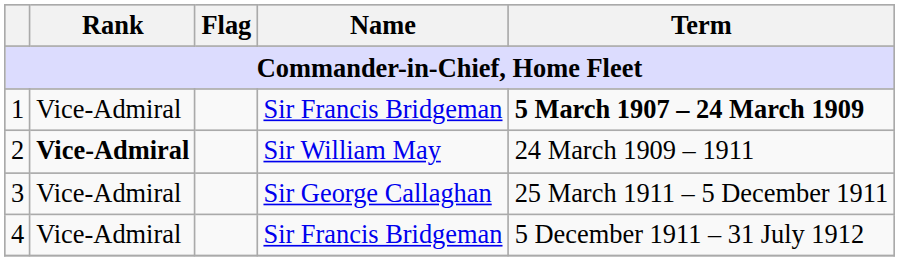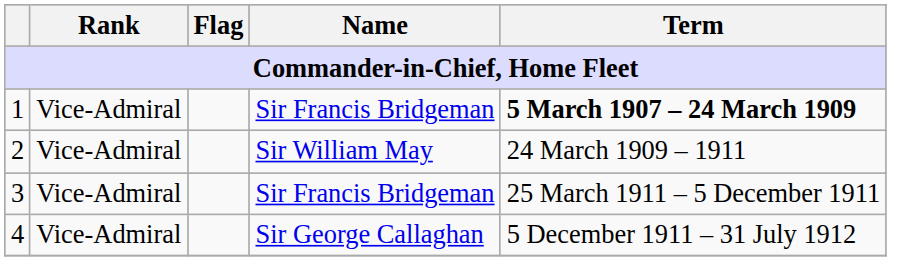(113, 151) bold -> (109, 151) normal
(378, 192) Sir George Callaghan -> (375, 192) Sir Francis Bridgeman
(383, 234) Sir Francis Bridgeman -> (370, 234) Sir George Callaghan
